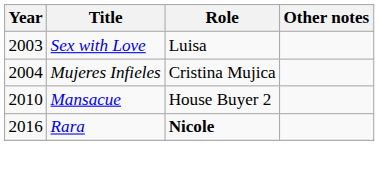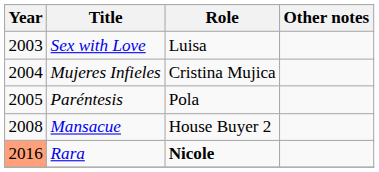+ row: (87, 99)
(26, 99) 2010 -> (26, 126) 2008
(26, 126) no background -> (26, 153) lightsalmon background
